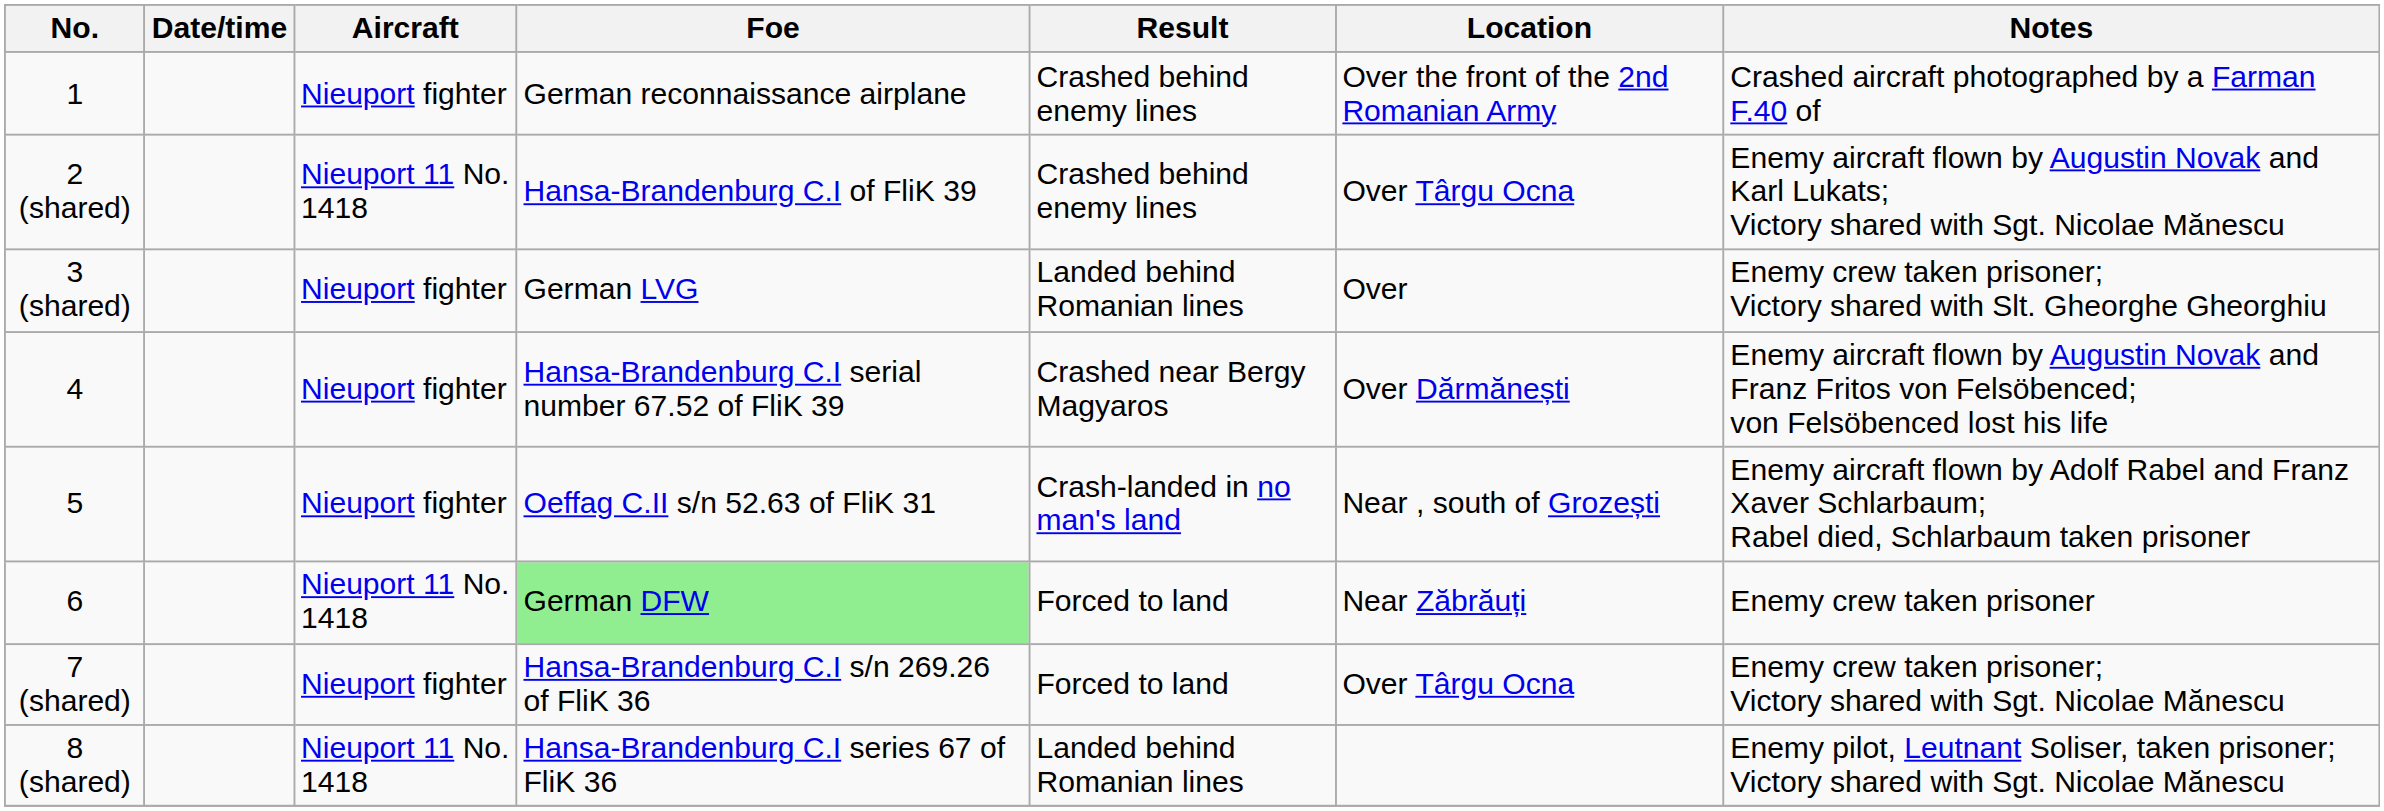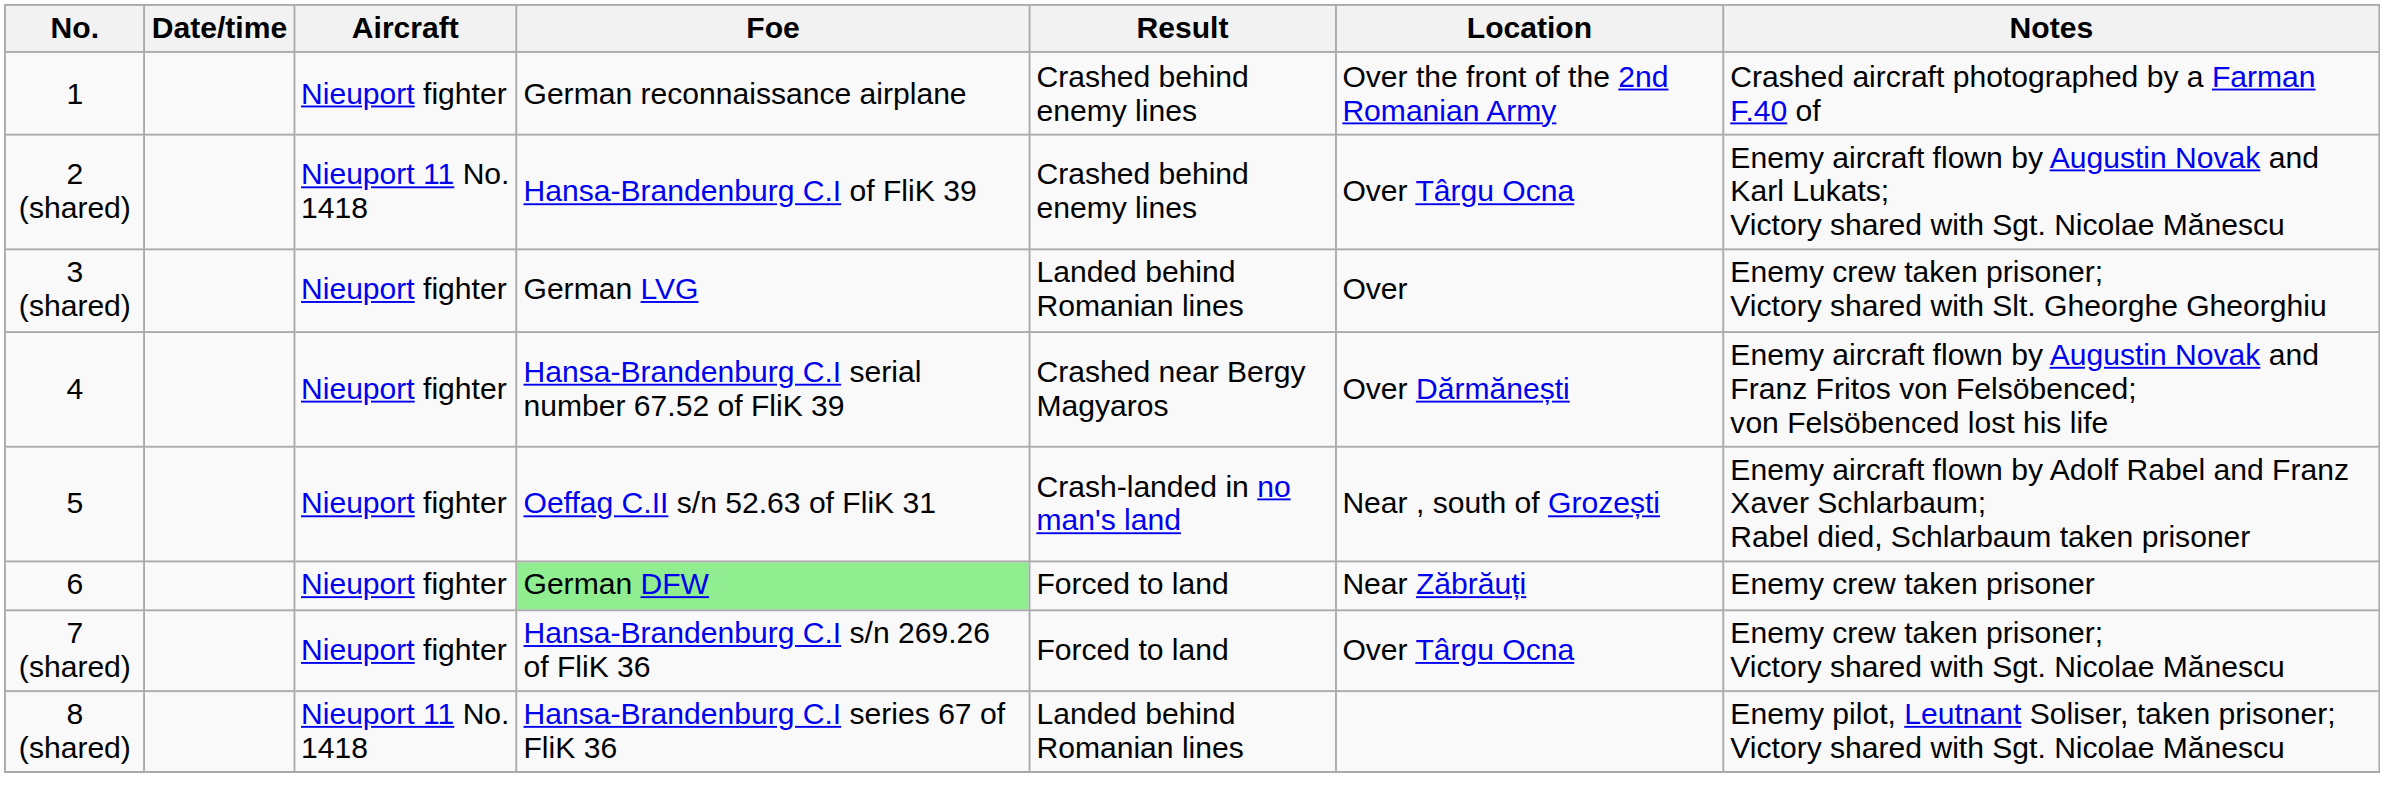(405, 602) Nieuport 11 No. 1418 -> (404, 585) Nieuport fighter
